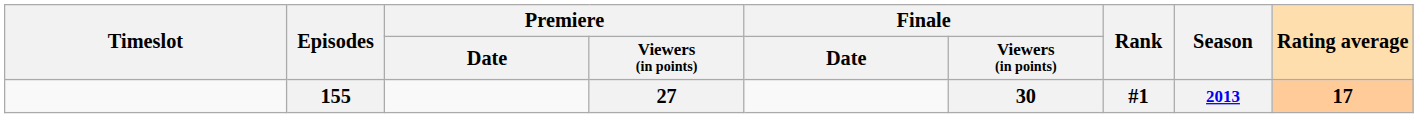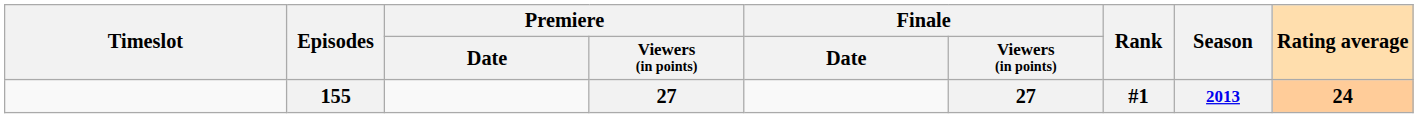(1026, 95) 30 -> (1026, 95) 27
(1343, 95) 17 -> (1343, 95) 24
